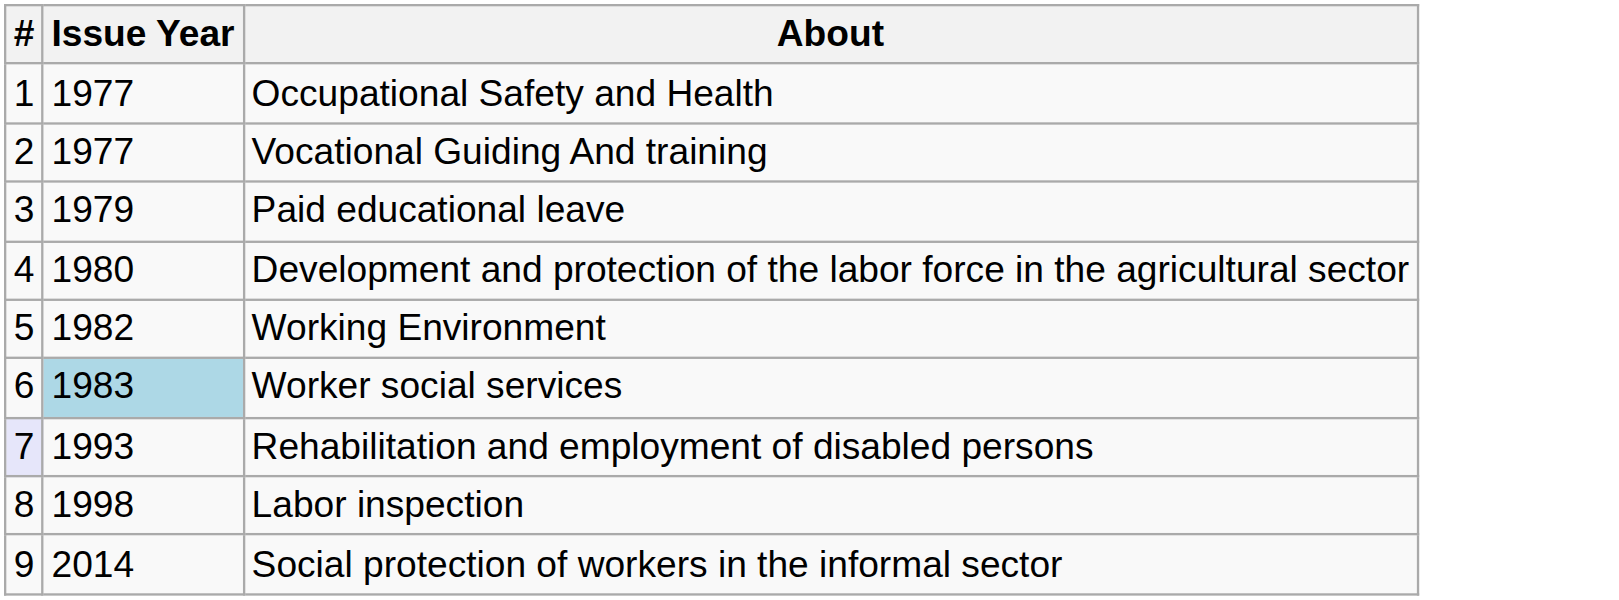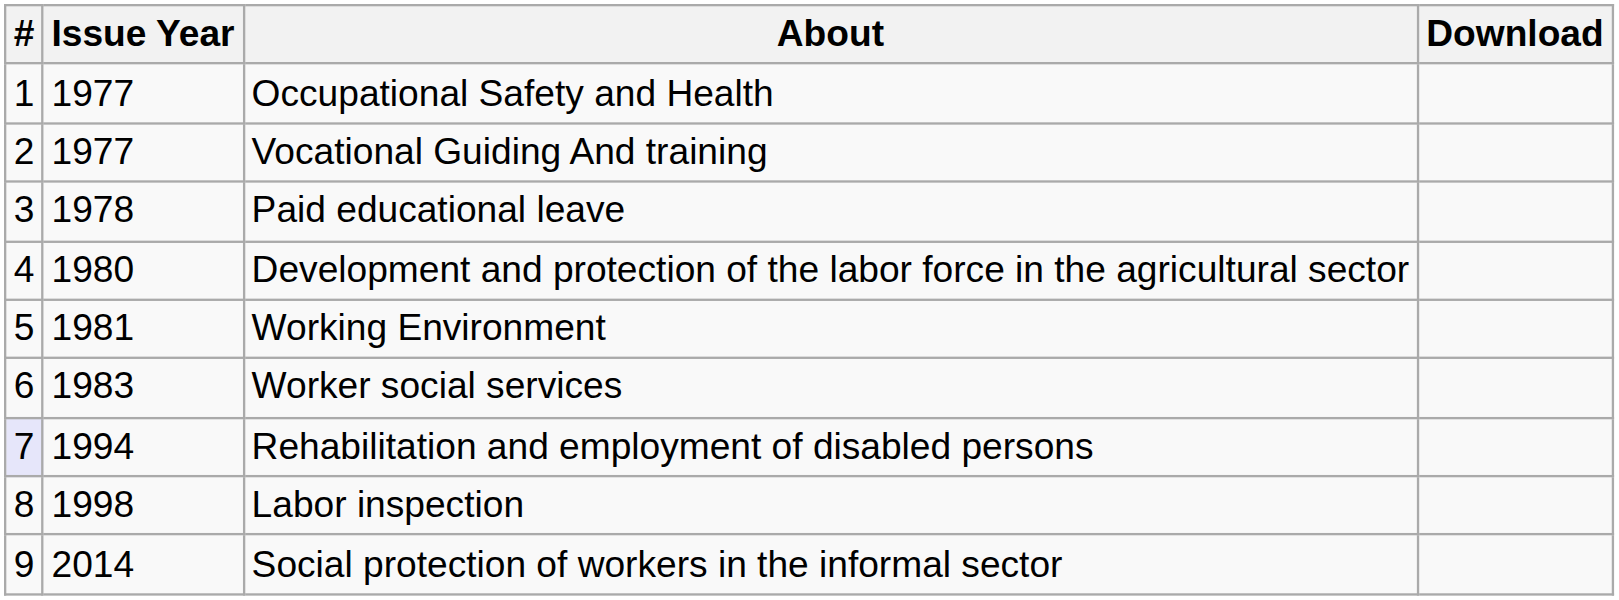+ column: (1515, 33)
(93, 210) 1979 -> (93, 210) 1978
(93, 328) 1982 -> (93, 328) 1981
(93, 387) lightblue background -> (93, 387) no background
(93, 446) 1993 -> (93, 446) 1994
